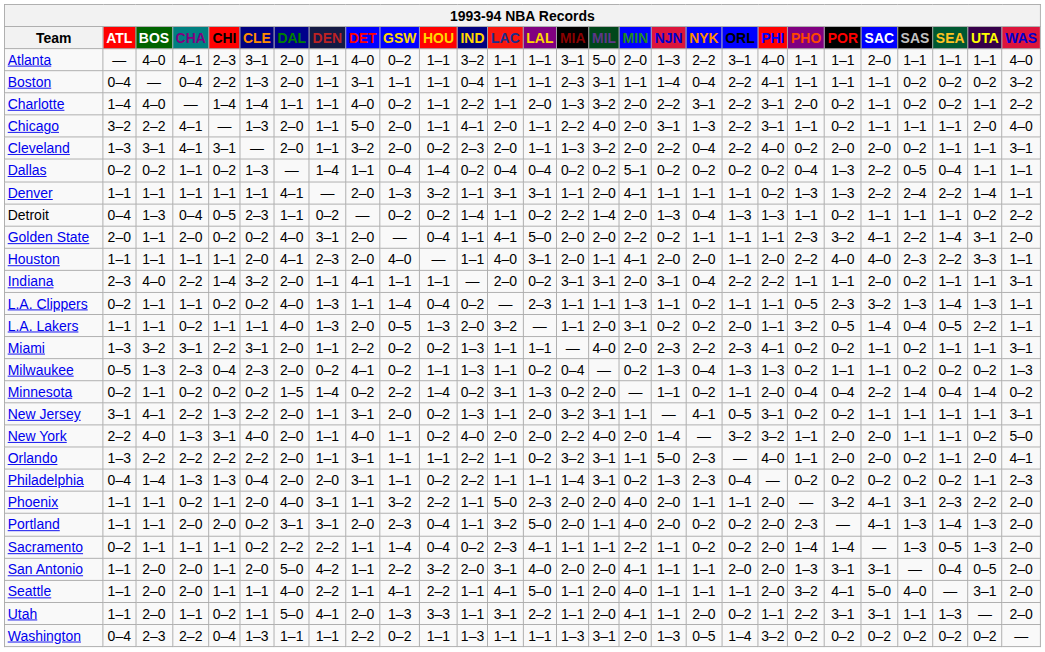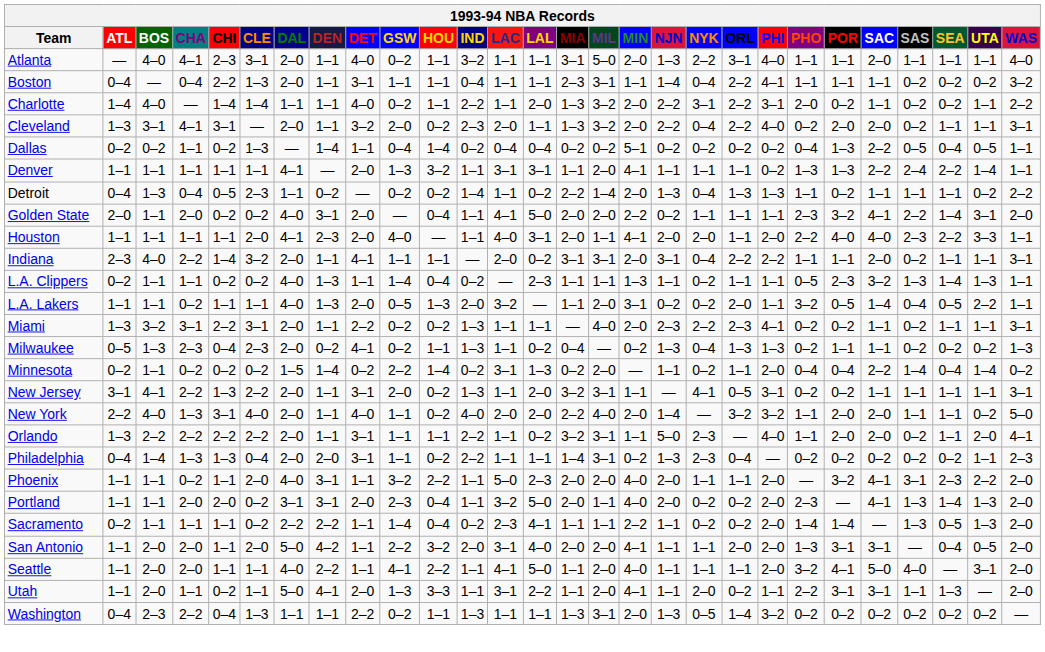- row: (33, 126)
(985, 171) 1–1 -> (985, 149) 0–5
